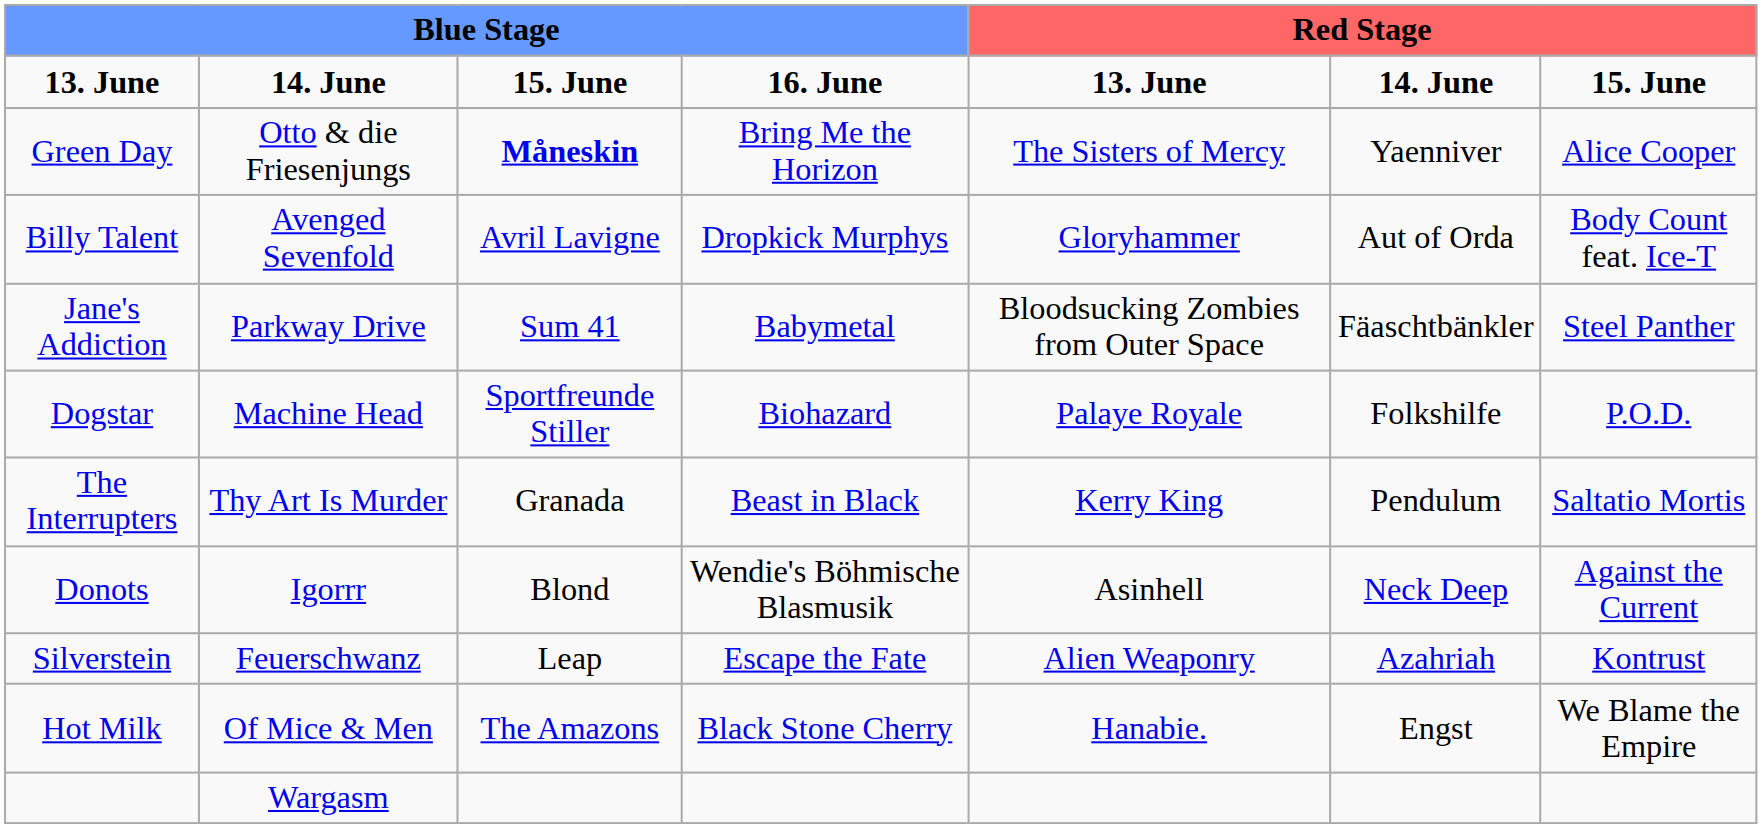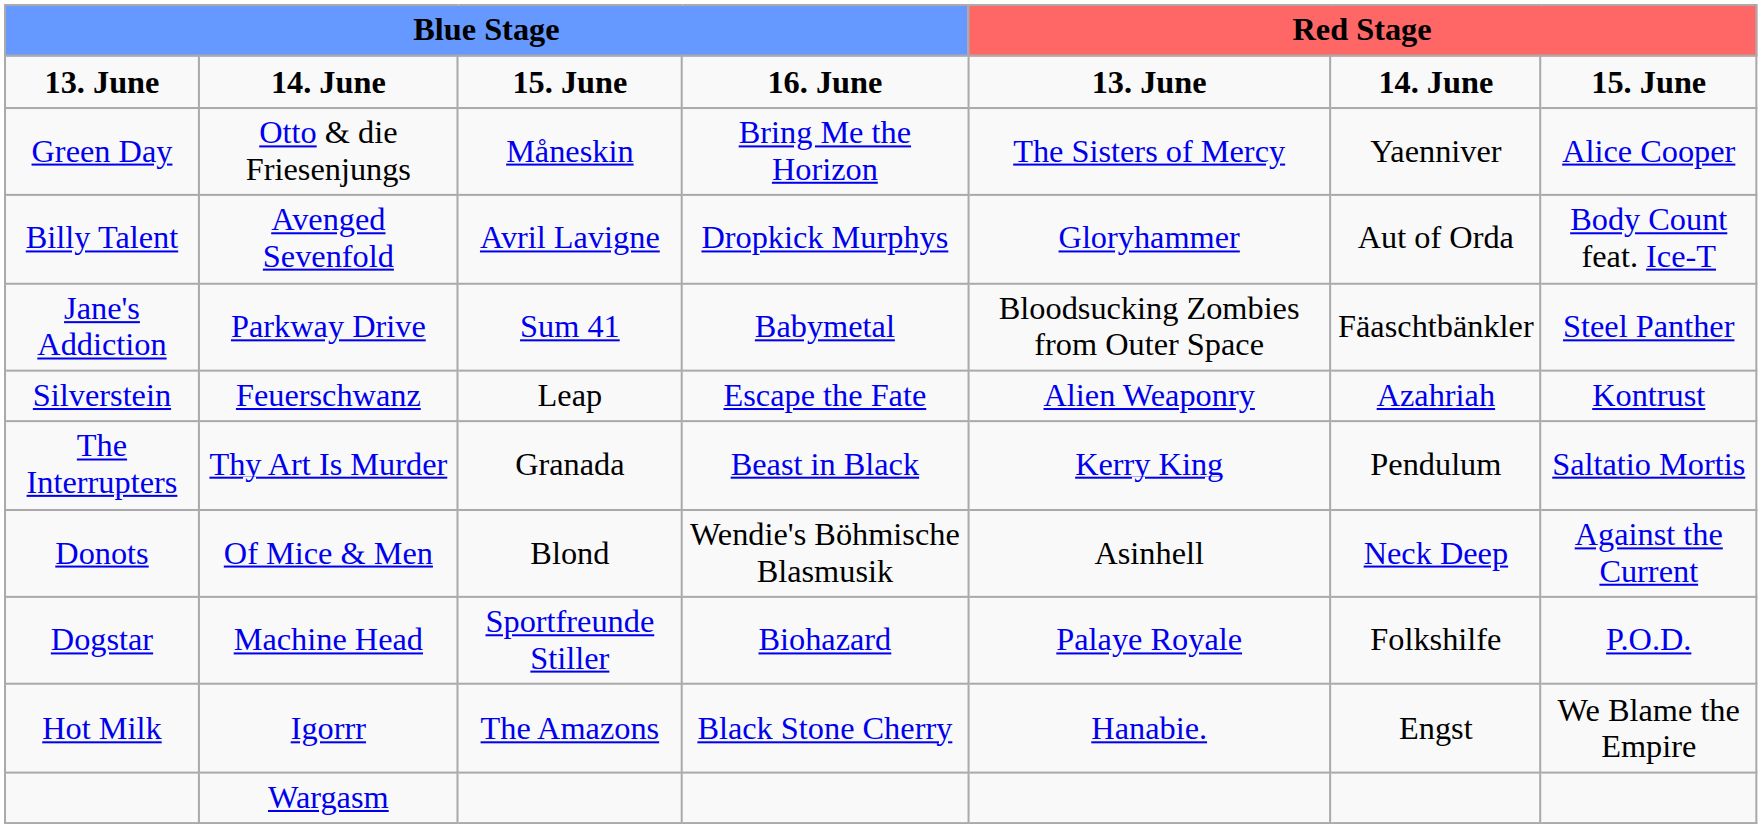(570, 150) bold -> (570, 150) normal
rows swapped: (102, 413) <-> (102, 658)
(328, 588) Igorrr -> (328, 552) Of Mice & Men
(328, 727) Of Mice & Men -> (328, 727) Igorrr
